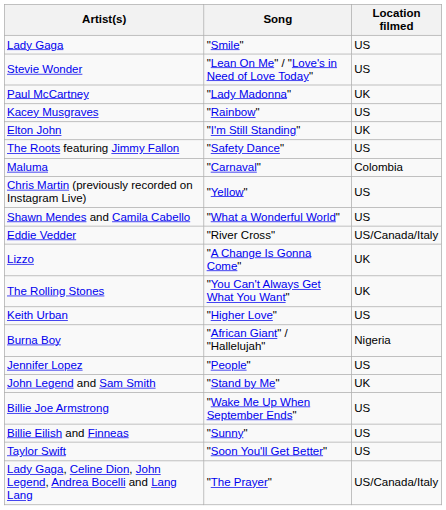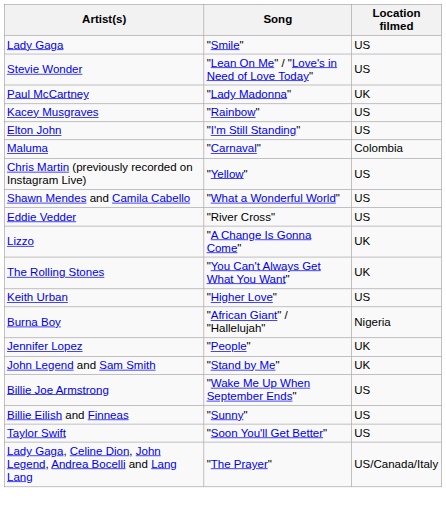(362, 130) UK -> (362, 130) US
- row: (93, 149)
(396, 235) US/Canada/Italy -> (362, 216) US
(362, 365) US -> (362, 347) UK
